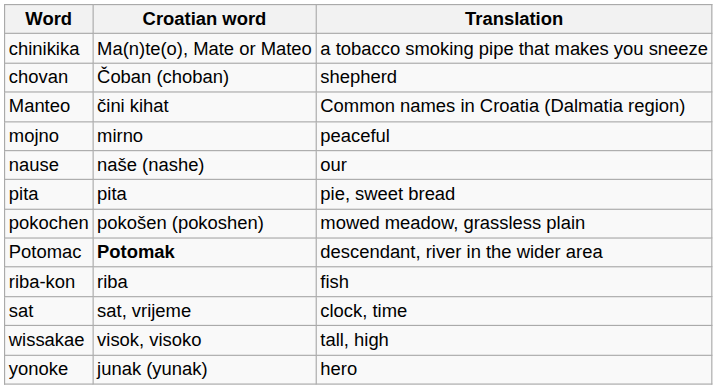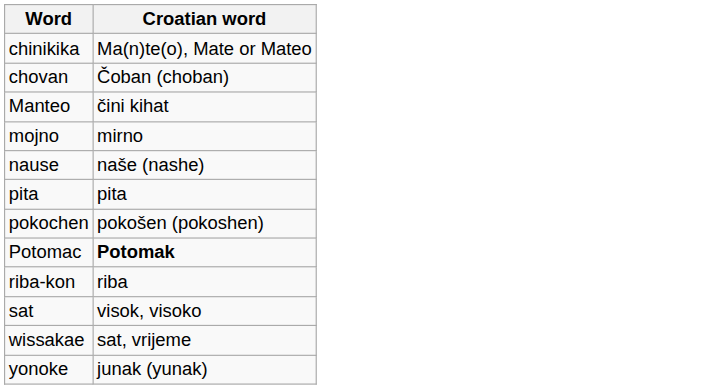- column: (514, 19)
(144, 310) sat, vrijeme -> (149, 310) visok, visoko
(149, 340) visok, visoko -> (144, 340) sat, vrijeme
